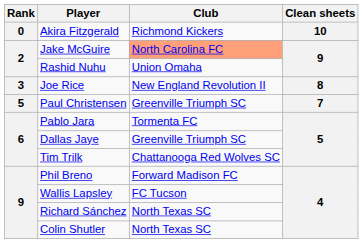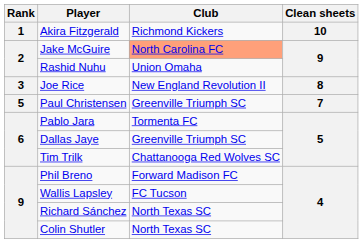(21, 31) 0 -> (21, 31) 1
